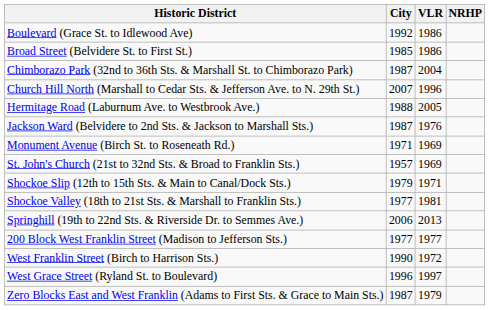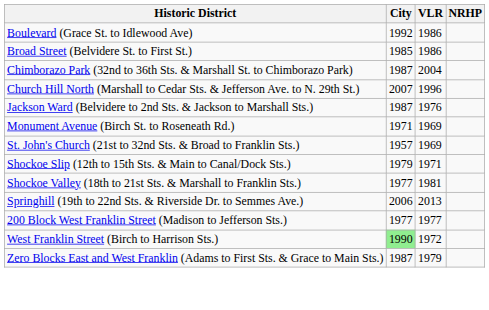- row: (133, 107)
(401, 257) no background -> (401, 239) lightgreen background
- row: (112, 276)
